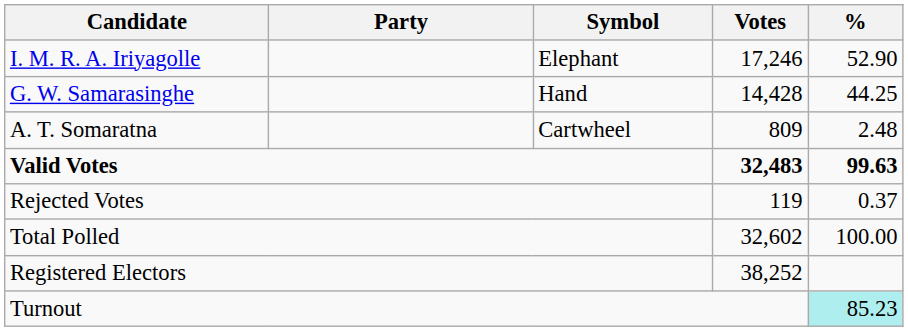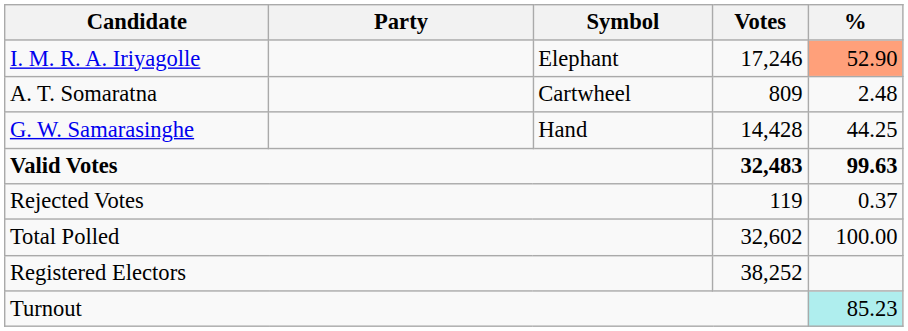(872, 58) no background -> (872, 58) lightsalmon background
rows swapped: (102, 93) <-> (83, 129)
